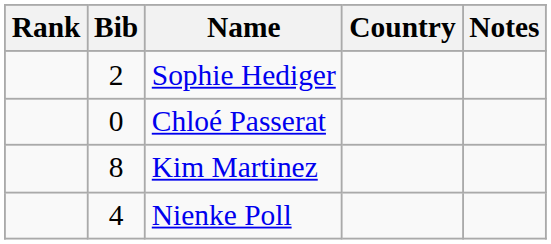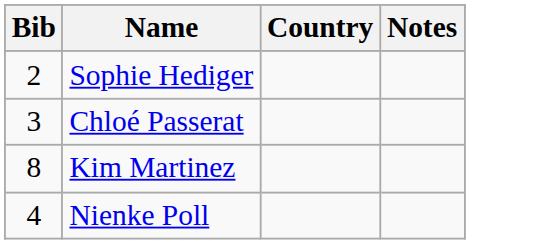- column: (46, 27)
(116, 121) 0 -> (34, 121) 3
